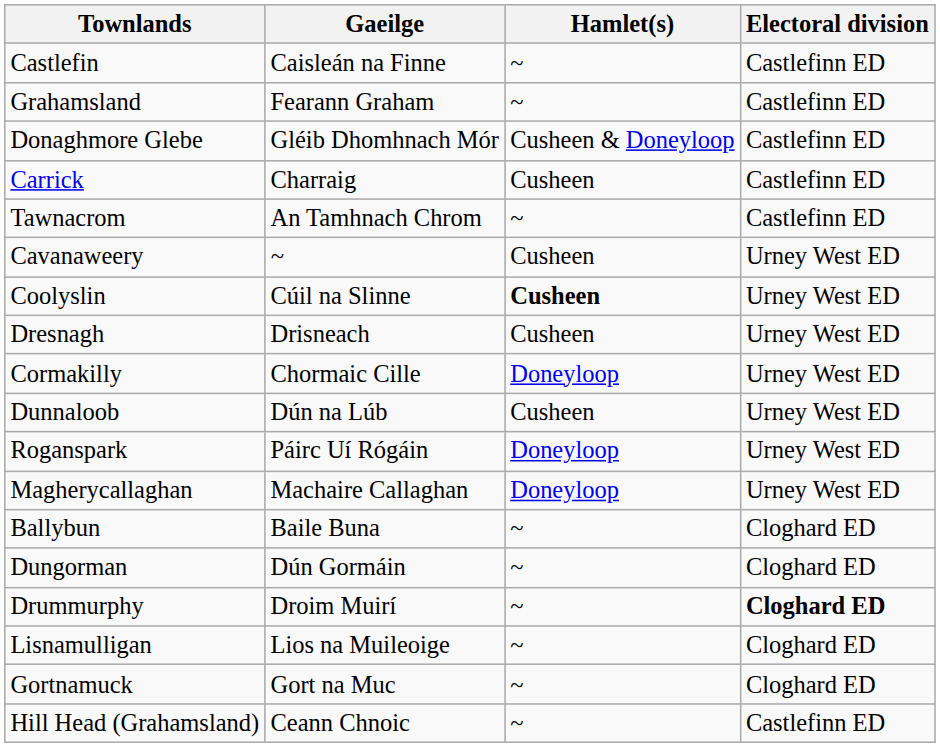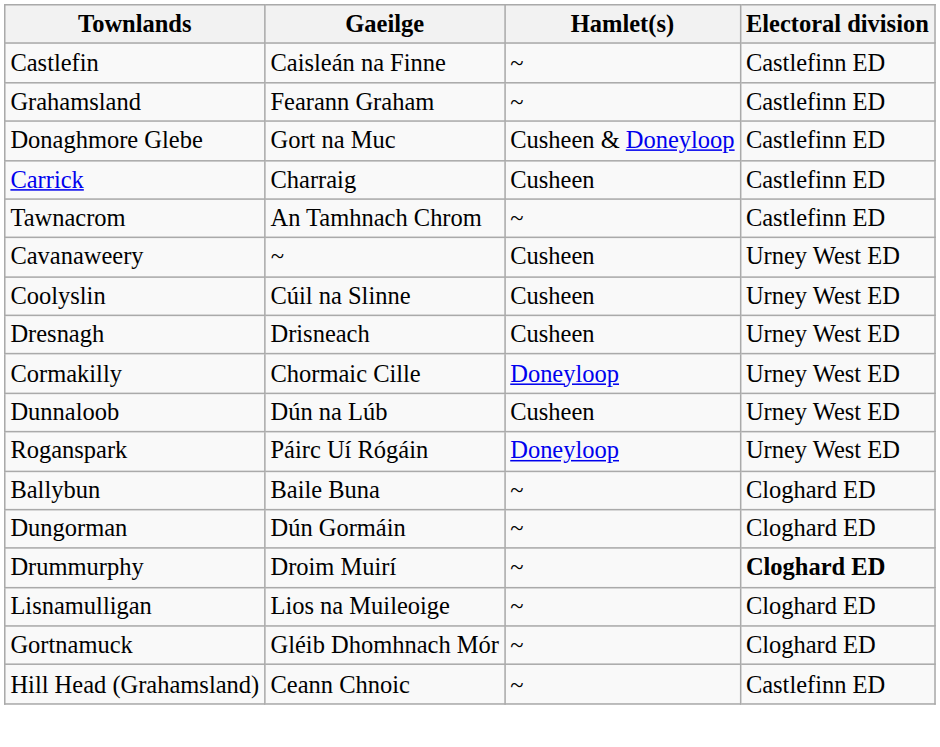(385, 140) Gléib Dhomhnach Mór -> (333, 140) Gort na Muc
(555, 295) bold -> (552, 295) normal
- row: (101, 489)
(333, 683) Gort na Muc -> (385, 645) Gléib Dhomhnach Mór
